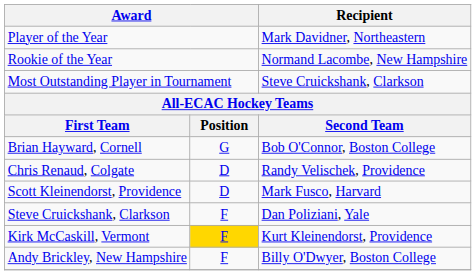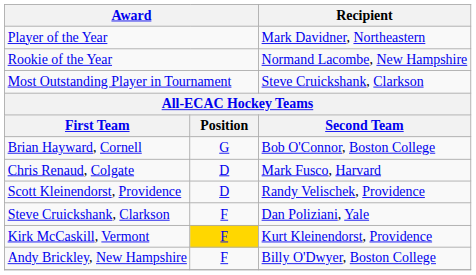(343, 170) Randy Velischek, Providence -> (321, 170) Mark Fusco, Harvard
(321, 192) Mark Fusco, Harvard -> (343, 192) Randy Velischek, Providence
